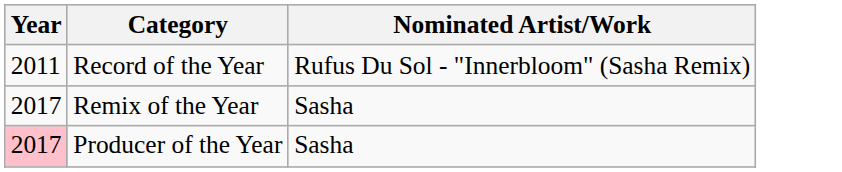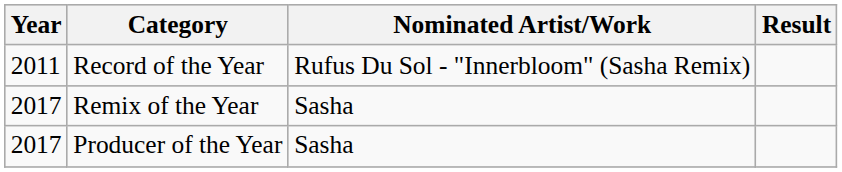+ column: (797, 24)
(36, 145) pink background -> (36, 145) no background
